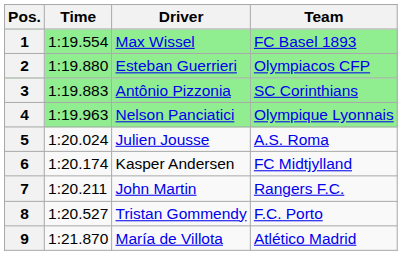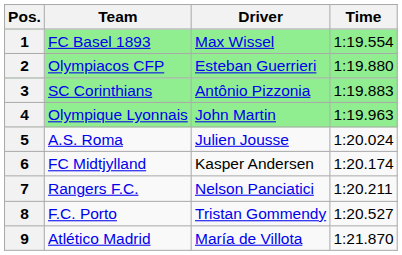columns swapped: (324, 17) <-> (78, 17)
(175, 115) Nelson Panciatici -> (236, 115) John Martin
(156, 189) John Martin -> (254, 189) Nelson Panciatici
